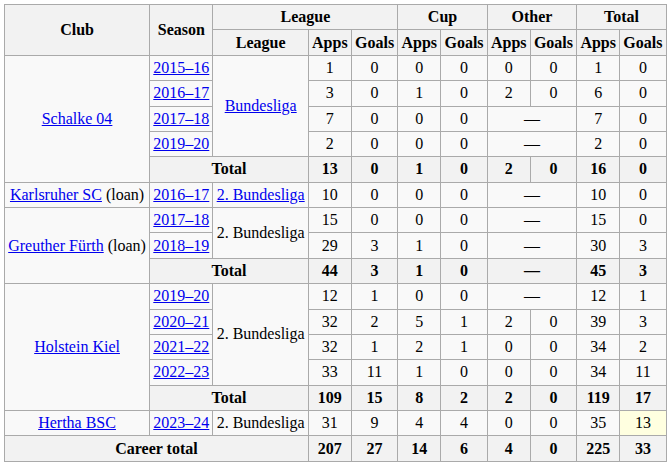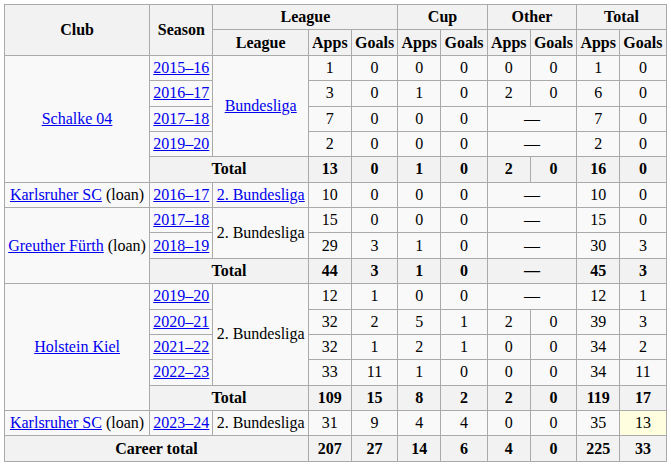(77, 423) Hertha BSC -> (77, 423) Karlsruher SC (loan)
